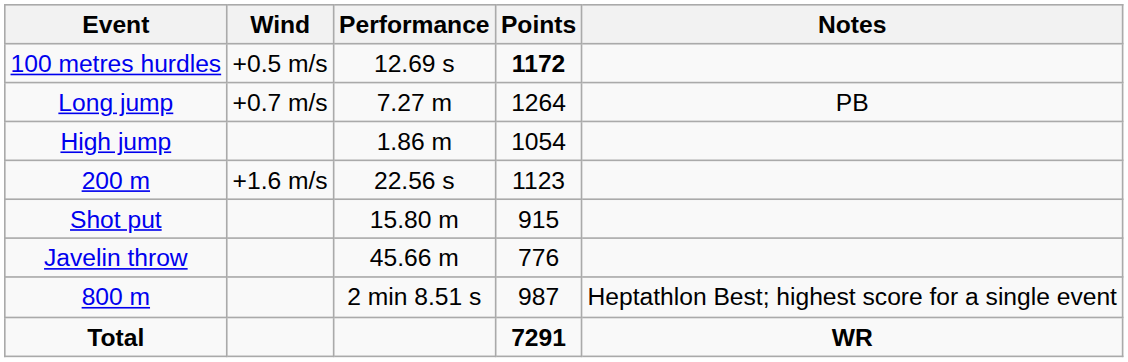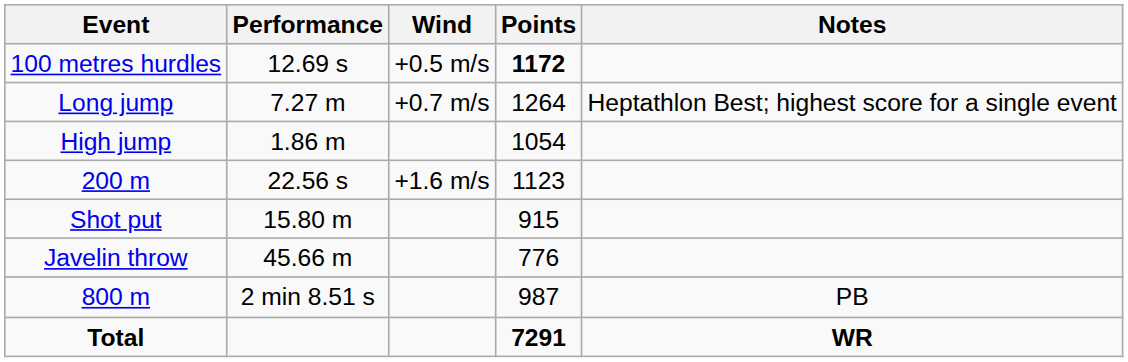columns swapped: (414, 24) <-> (280, 24)
(852, 102) PB -> (852, 102) Heptathlon Best; highest score for a single event
(852, 297) Heptathlon Best; highest score for a single event -> (852, 297) PB
